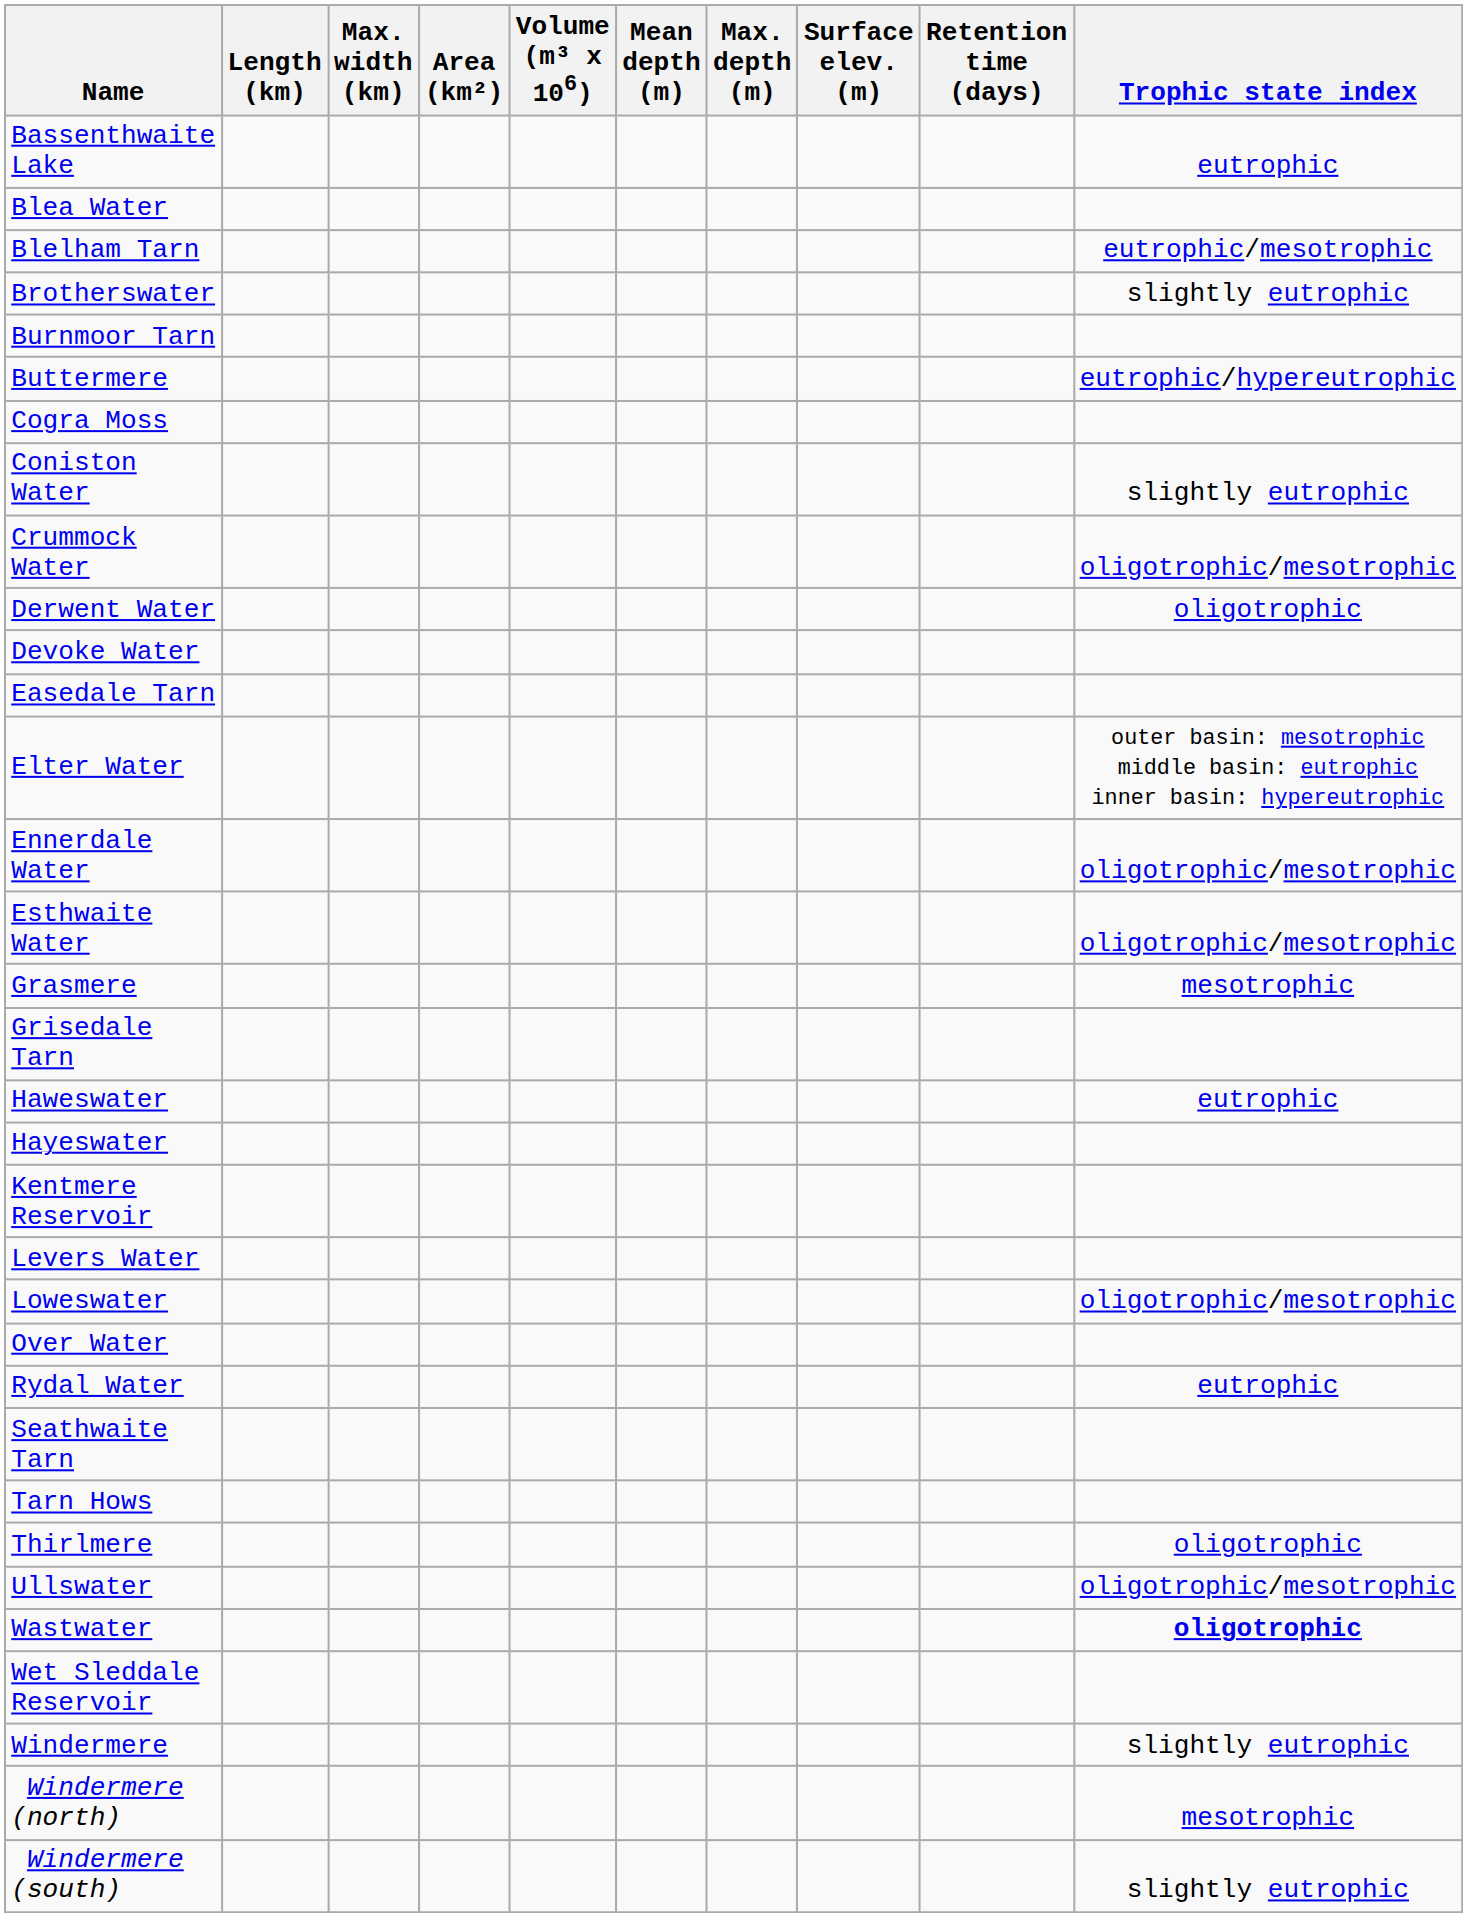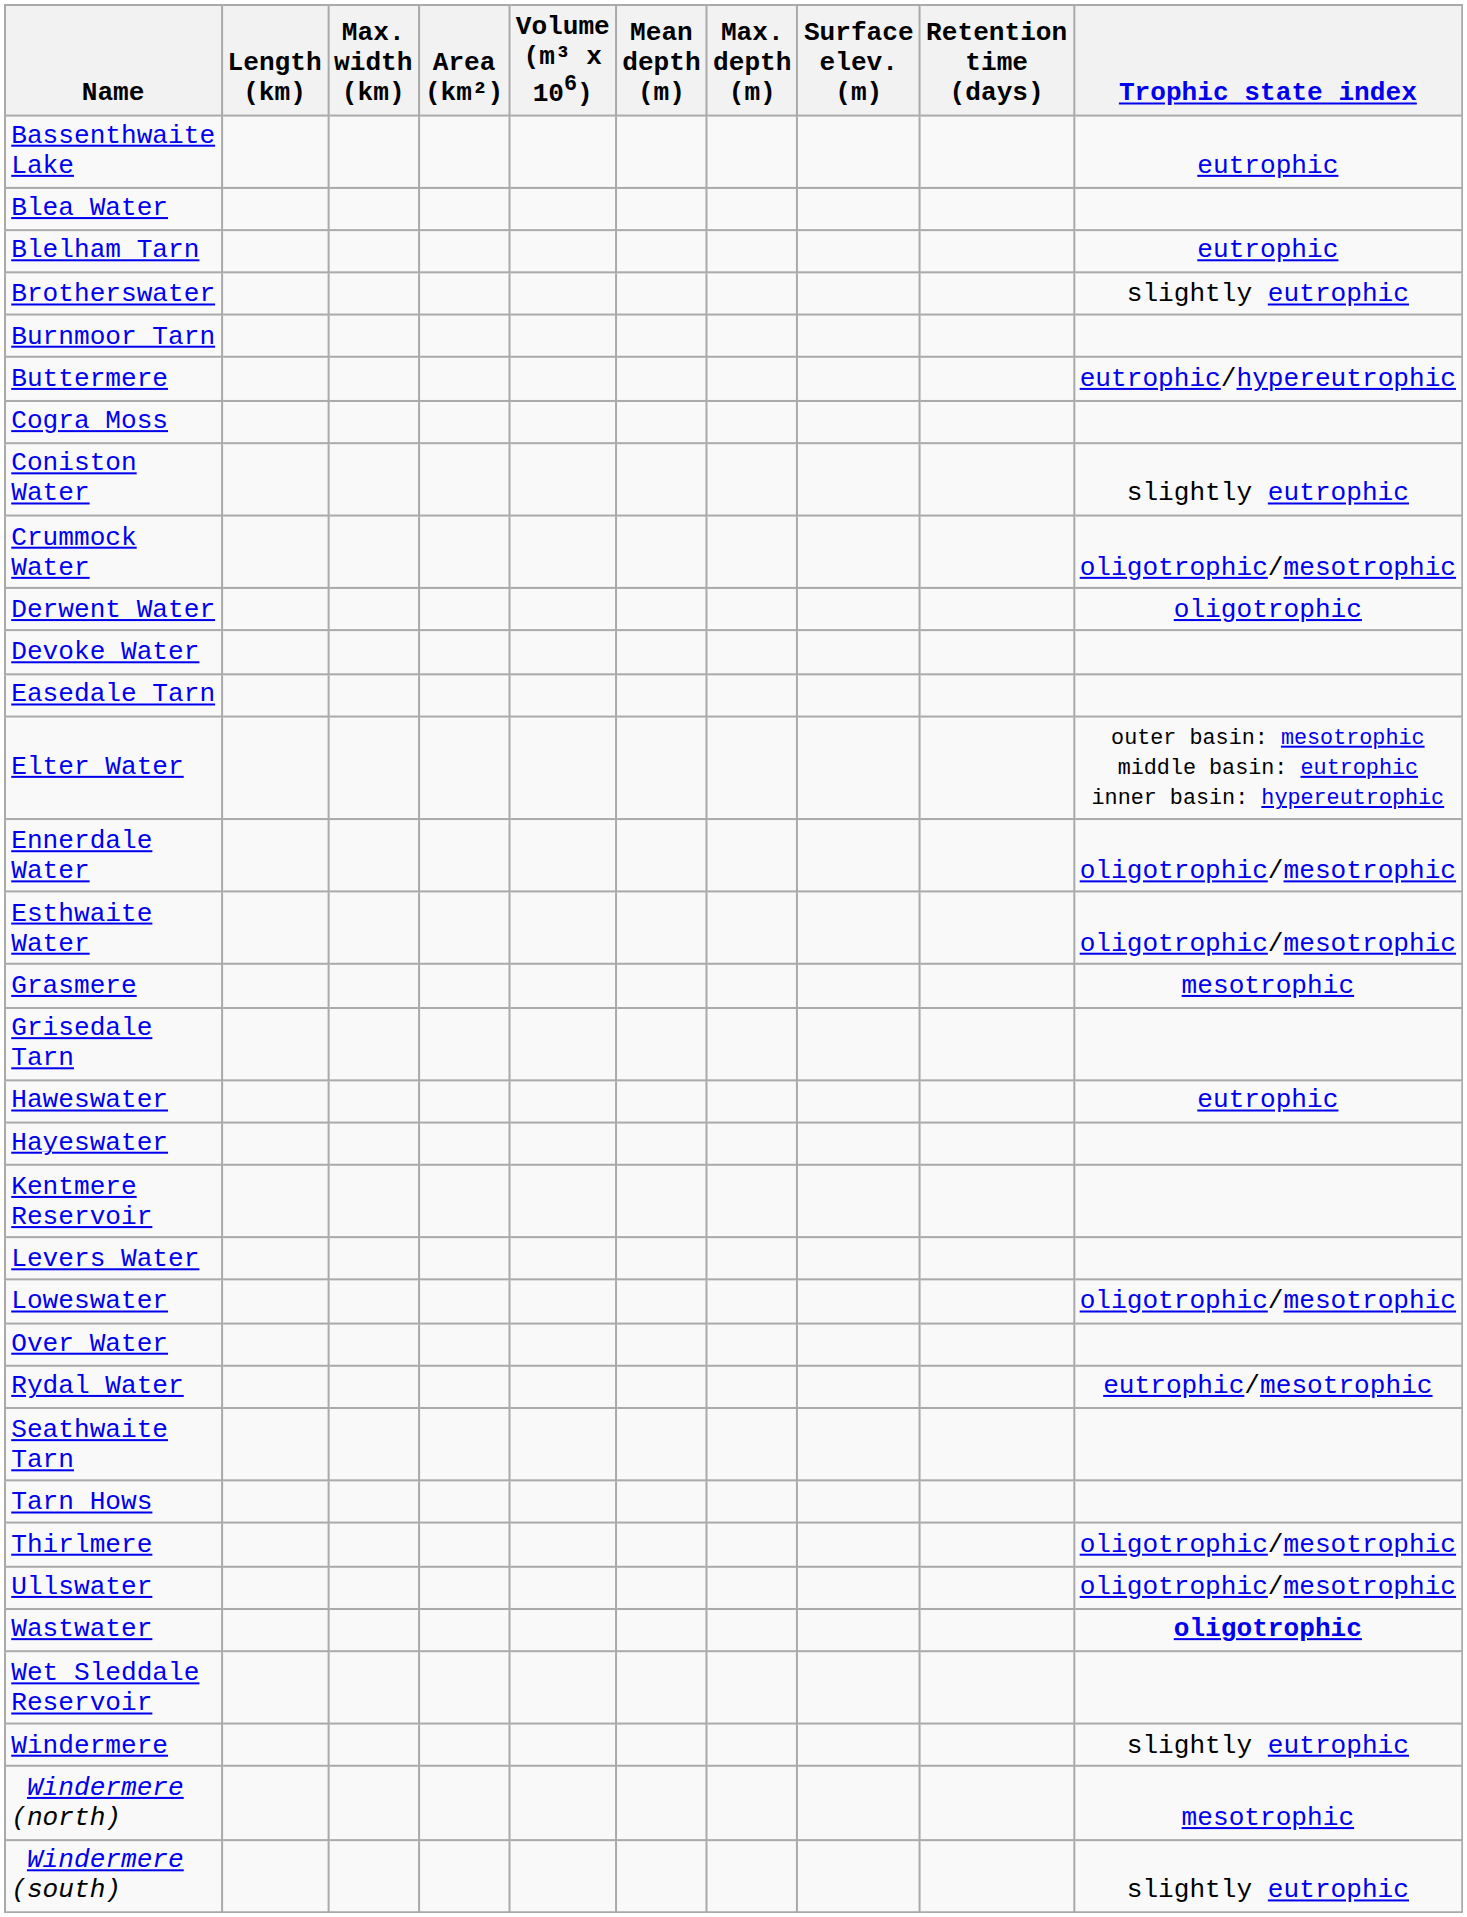(1268, 251) eutrophic/mesotrophic -> (1268, 251) eutrophic
(1268, 1387) eutrophic -> (1268, 1387) eutrophic/mesotrophic
(1268, 1545) oligotrophic -> (1268, 1545) oligotrophic/mesotrophic
